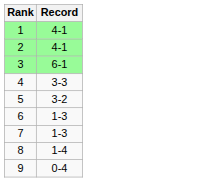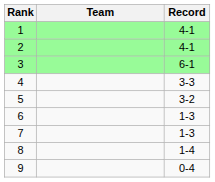+ column: (100, 13)
